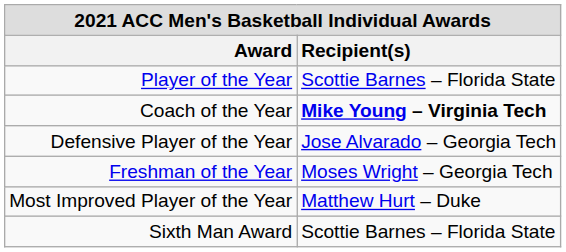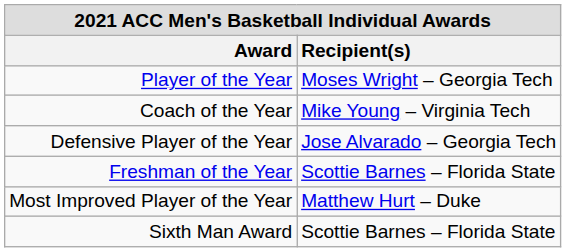(428, 81) Scottie Barnes – Florida State -> (427, 81) Moses Wright – Georgia Tech
(424, 111) bold -> (416, 111) normal
(427, 171) Moses Wright – Georgia Tech -> (428, 171) Scottie Barnes – Florida State
